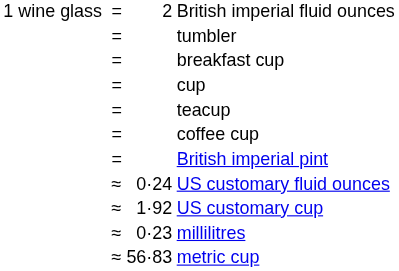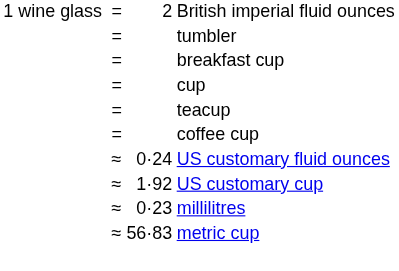- row: (252, 159)
